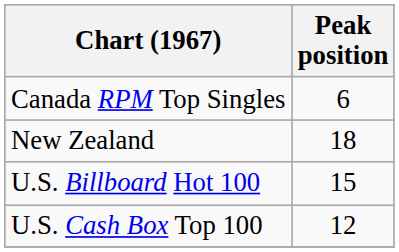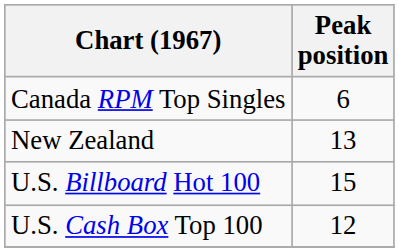(343, 140) 18 -> (343, 140) 13
